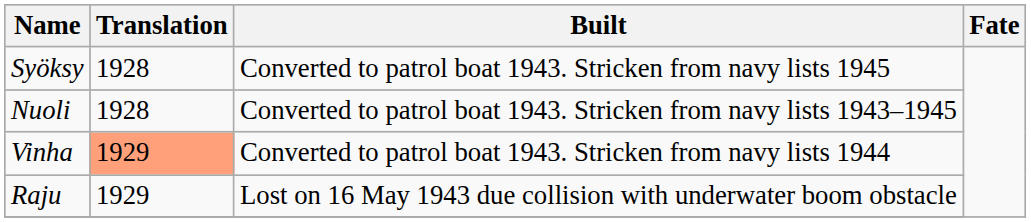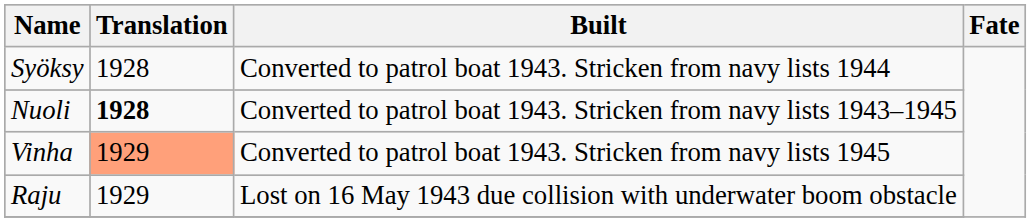(565, 68) Converted to patrol boat 1943. Stricken from navy lists 1945 -> (565, 68) Converted to patrol boat 1943. Stricken from navy lists 1944
(123, 110) normal -> (123, 110) bold
(565, 152) Converted to patrol boat 1943. Stricken from navy lists 1944 -> (565, 152) Converted to patrol boat 1943. Stricken from navy lists 1945
